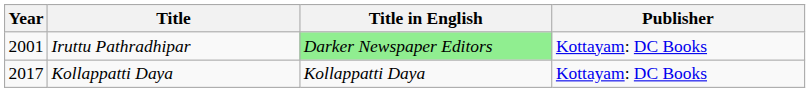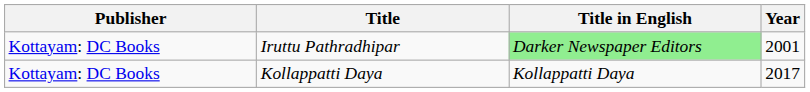columns swapped: (26, 18) <-> (678, 18)
